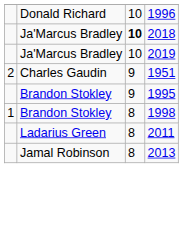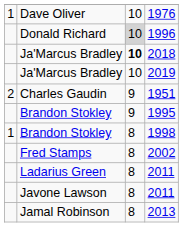+ row: (53, 14)
(135, 14) no background -> (135, 34) lightgrey background
+ row: (56, 152)
+ row: (63, 192)
